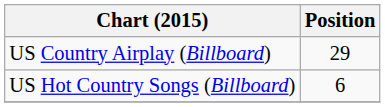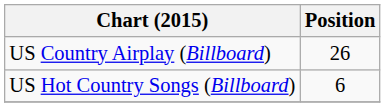(340, 53) 29 -> (340, 53) 26
